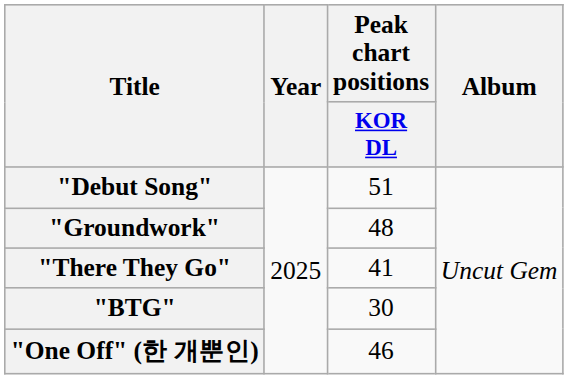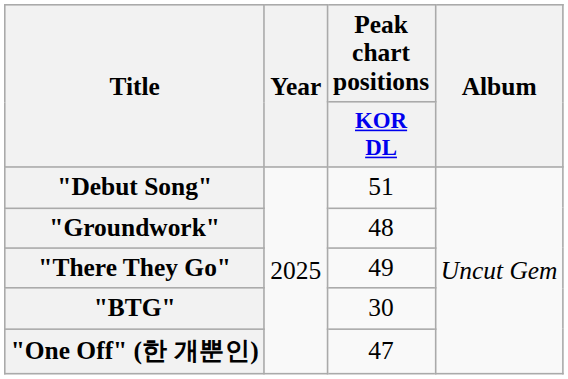(381, 267) 41 -> (381, 267) 49
(381, 350) 46 -> (381, 350) 47
